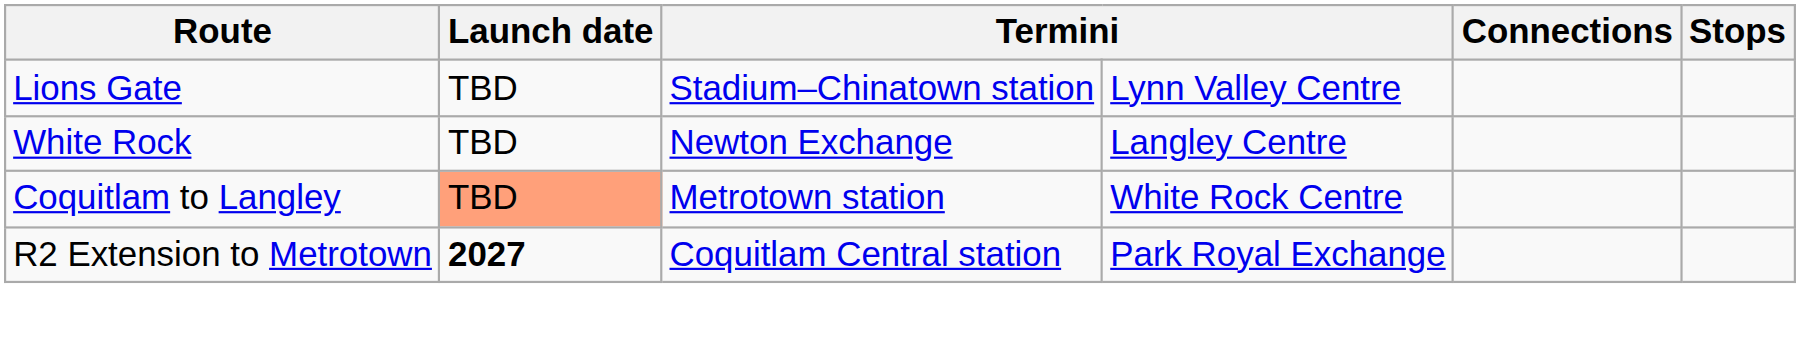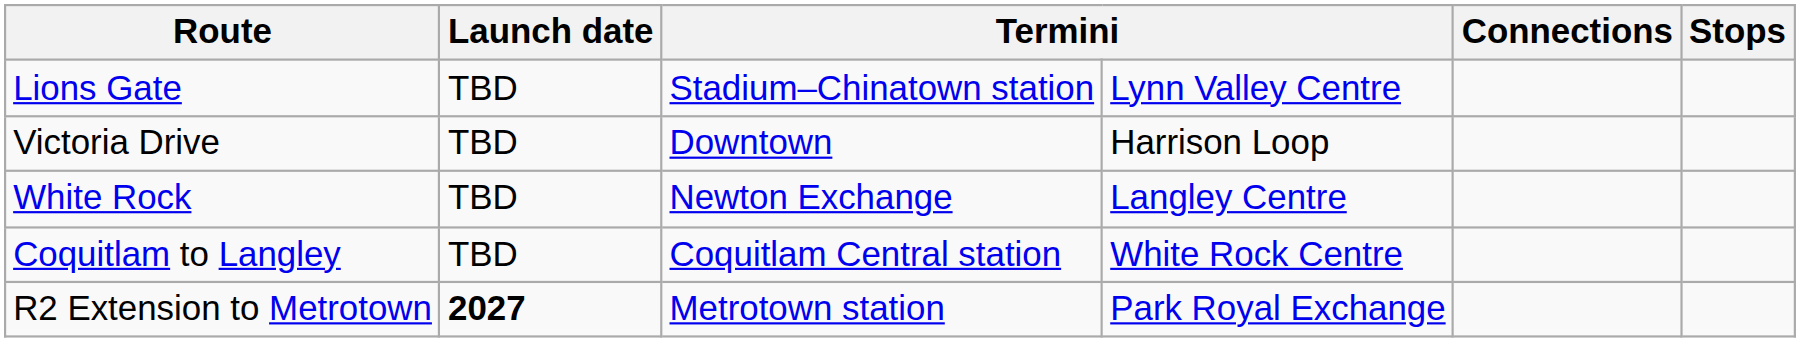+ row: (117, 142)
(483, 198) lightsalmon background -> (483, 253) no background
(807, 198) Metrotown station -> (865, 253) Coquitlam Central station
(865, 253) Coquitlam Central station -> (807, 308) Metrotown station
